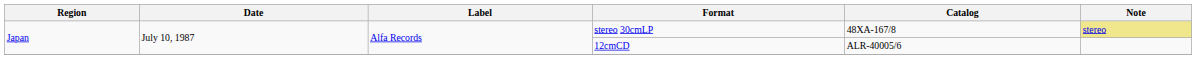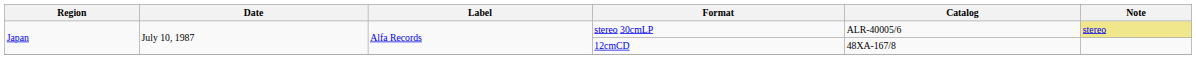(871, 29) 48XA-167/8 -> (874, 29) ALR-40005/6
(874, 46) ALR-40005/6 -> (871, 46) 48XA-167/8
